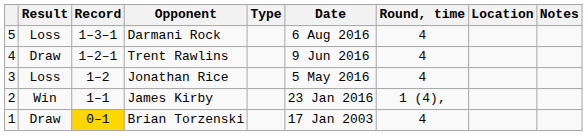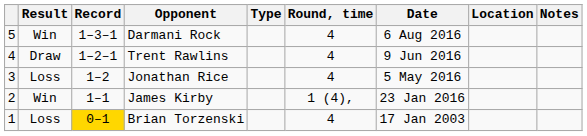columns swapped: (422, 15) <-> (331, 15)
(45, 36) Loss -> (45, 36) Win
(45, 120) Draw -> (45, 120) Loss
